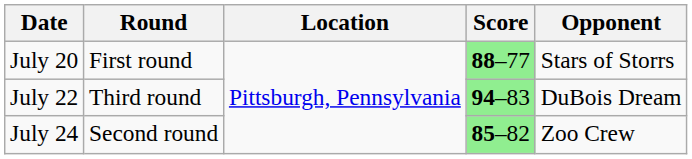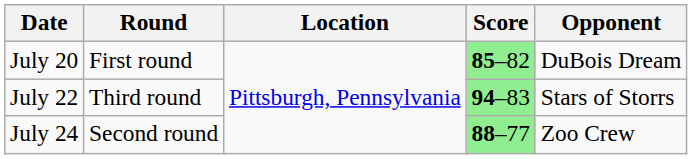(501, 60) 88–77 -> (501, 60) 85–82
(608, 60) Stars of Storrs -> (611, 60) DuBois Dream
(611, 97) DuBois Dream -> (608, 97) Stars of Storrs
(501, 134) 85–82 -> (501, 134) 88–77
